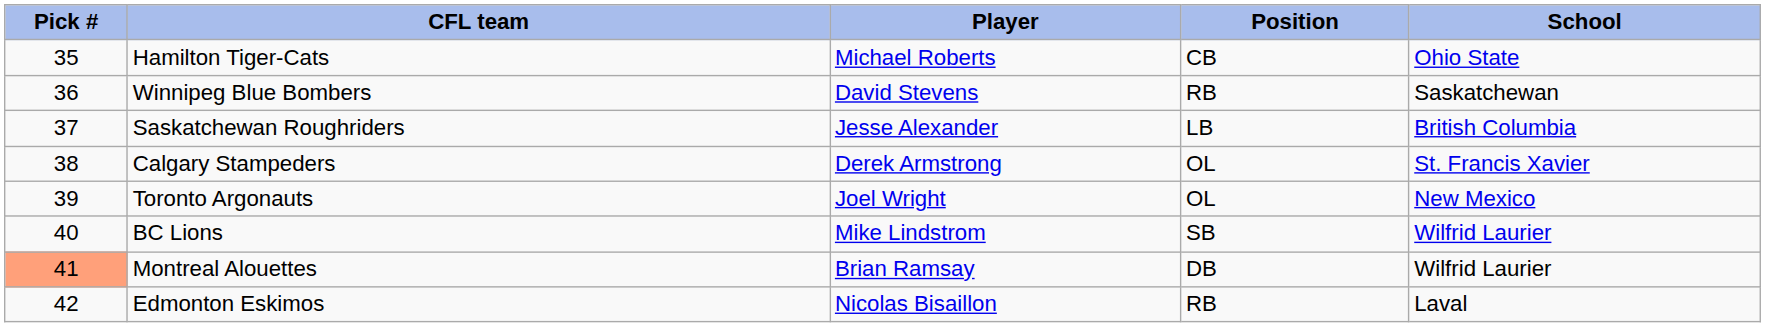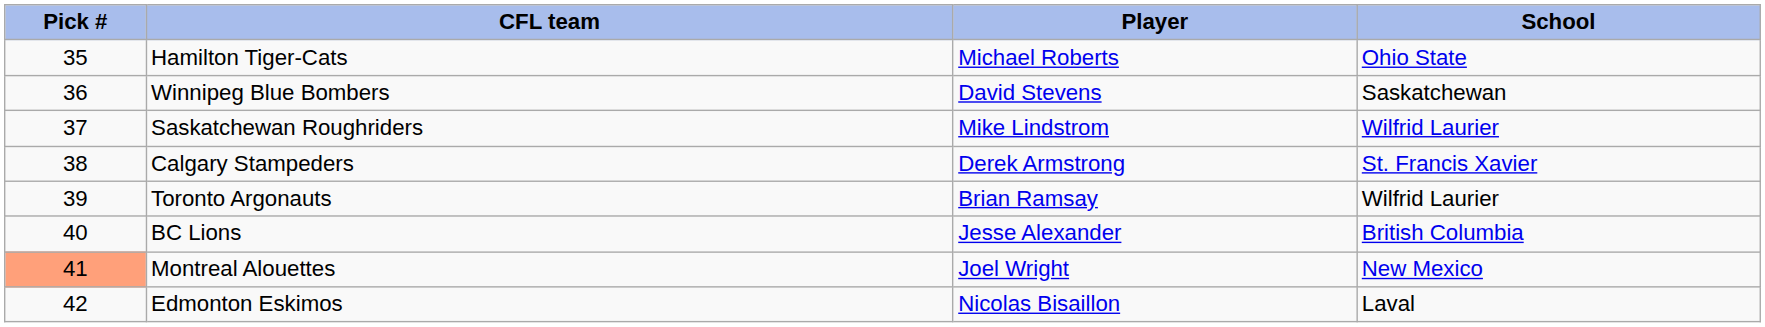- column: (1295, 22)
(917, 127) Jesse Alexander -> (1034, 127) Mike Lindstrom
(1495, 127) British Columbia -> (1430, 127) Wilfrid Laurier
(890, 198) Joel Wright -> (1028, 198) Brian Ramsay
(1475, 198) New Mexico -> (1430, 198) Wilfrid Laurier
(910, 233) Mike Lindstrom -> (1040, 233) Jesse Alexander
(1483, 233) Wilfrid Laurier -> (1443, 233) British Columbia
(905, 269) Brian Ramsay -> (1014, 269) Joel Wright
(1483, 269) Wilfrid Laurier -> (1422, 269) New Mexico
